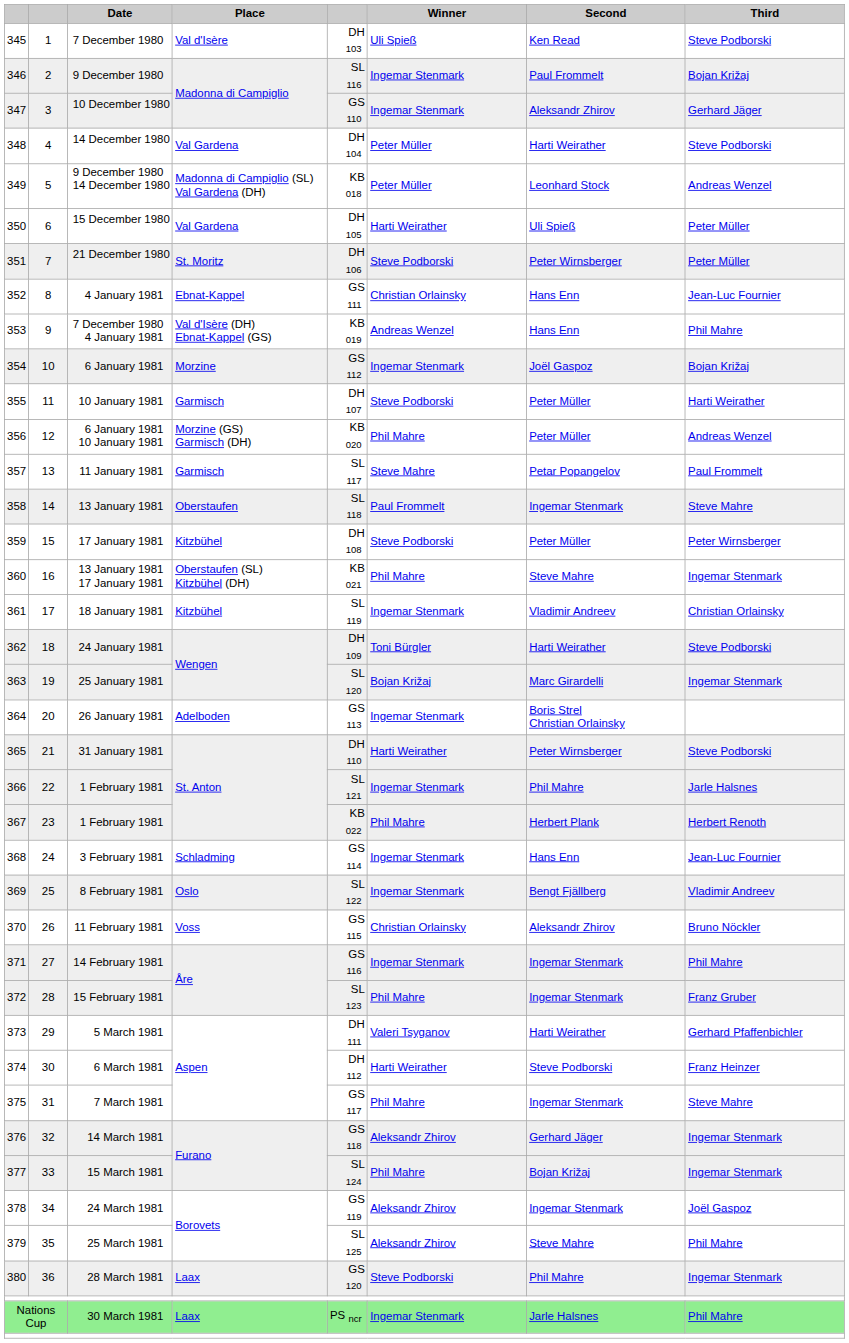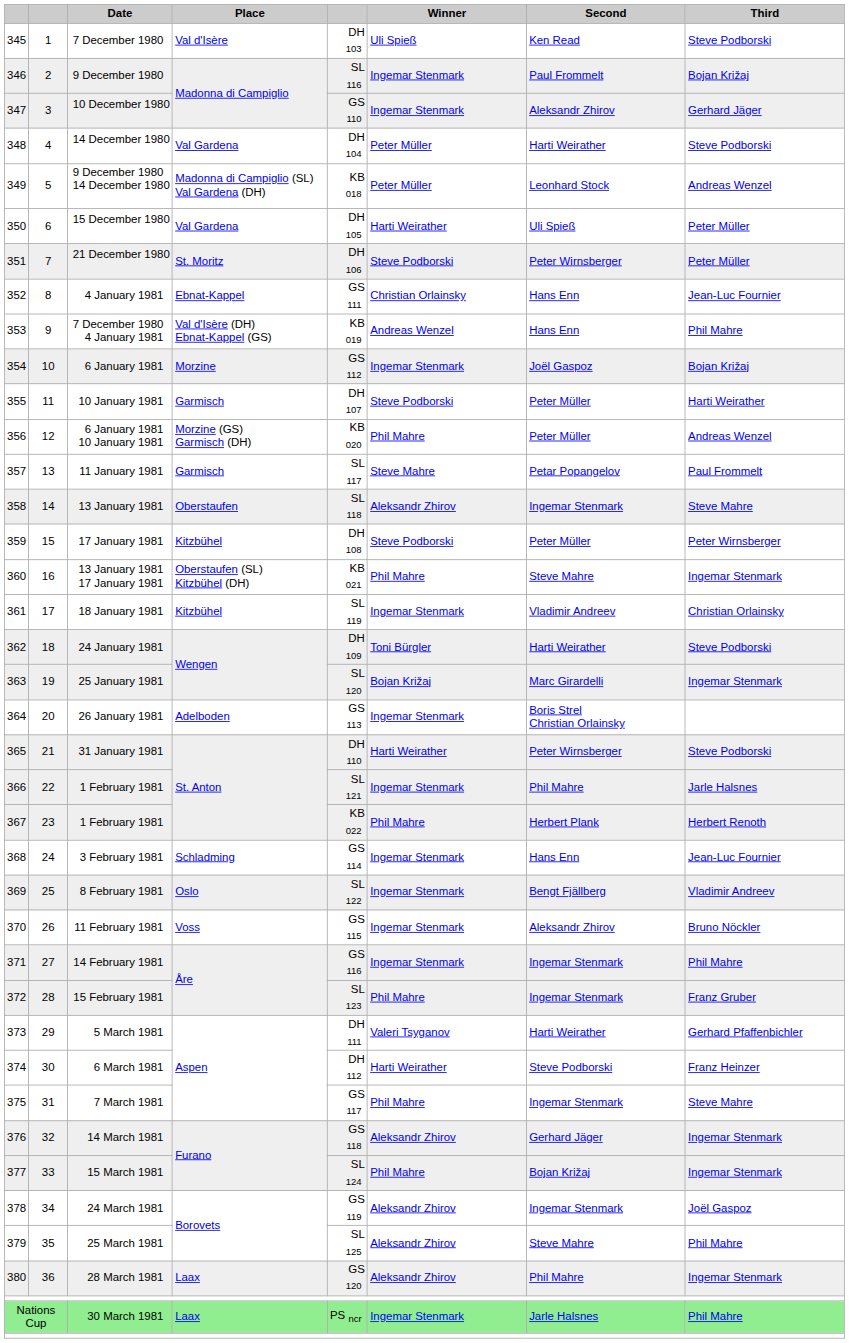(407, 506) Paul Frommelt -> (413, 506) Aleksandr Zhirov
(418, 927) Christian Orlainsky -> (417, 927) Ingemar Stenmark
(412, 1277) Steve Podborski -> (413, 1277) Aleksandr Zhirov
